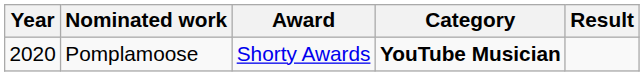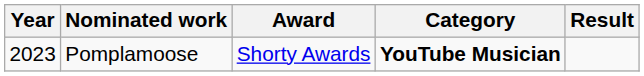(33, 53) 2020 -> (33, 53) 2023
